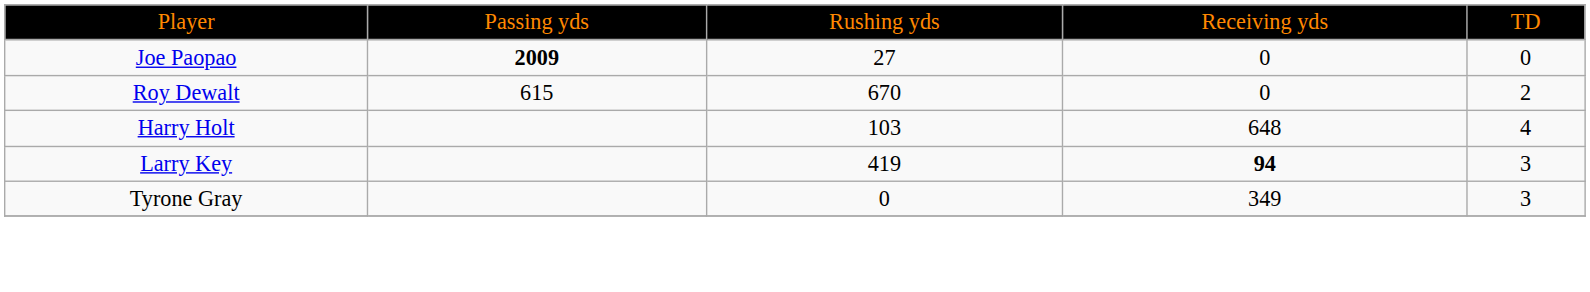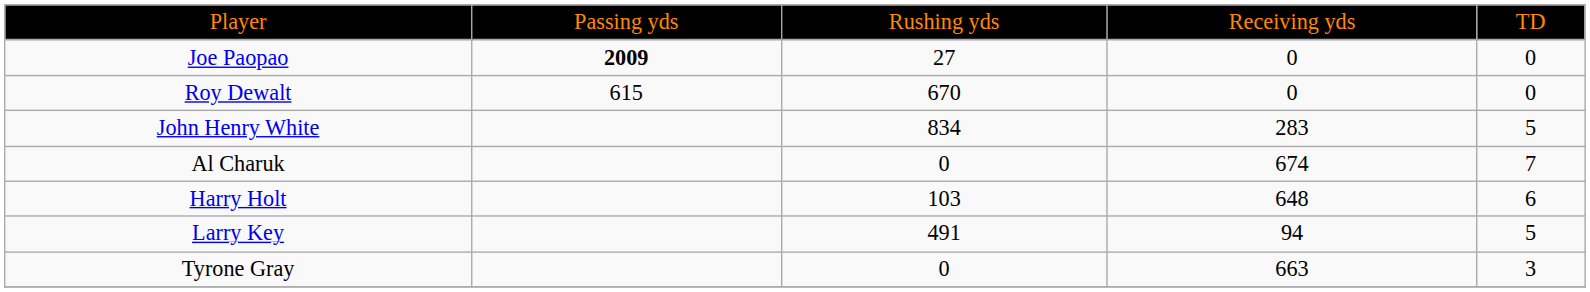(1526, 92) 2 -> (1531, 92) 0
+ row: (238, 127)
+ row: (238, 163)
(1526, 127) 4 -> (1531, 198) 6
(884, 163) 419 -> (944, 233) 491
(1265, 163) bold -> (1292, 233) normal
(1526, 163) 3 -> (1531, 233) 5
(1265, 198) 349 -> (1292, 269) 663
